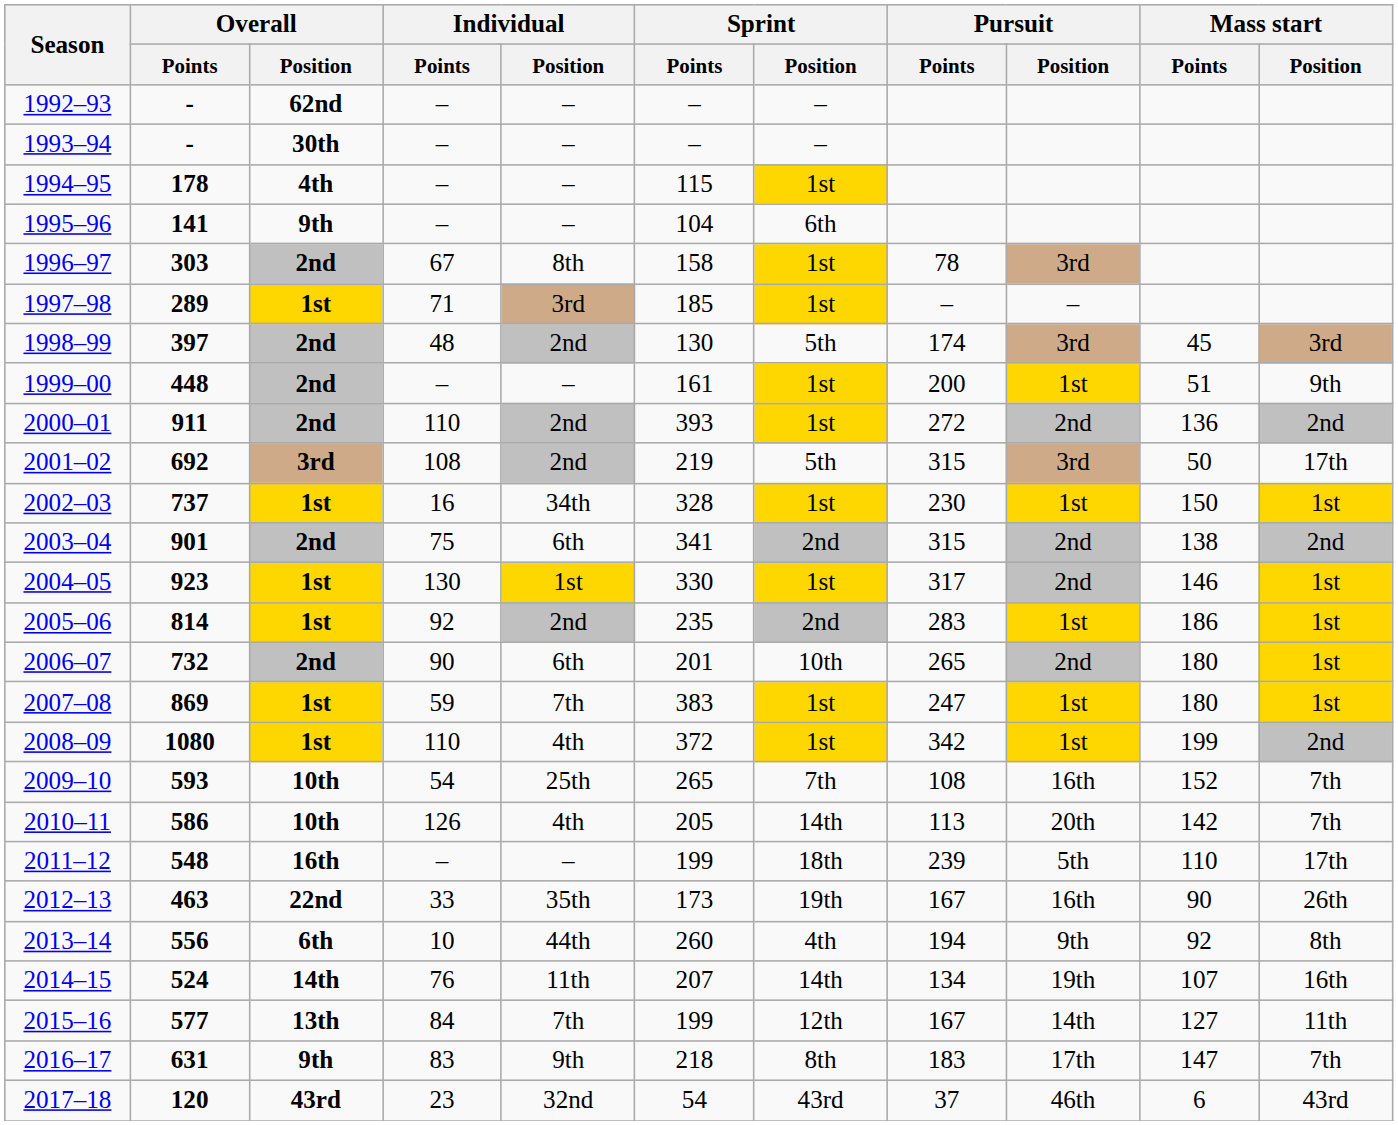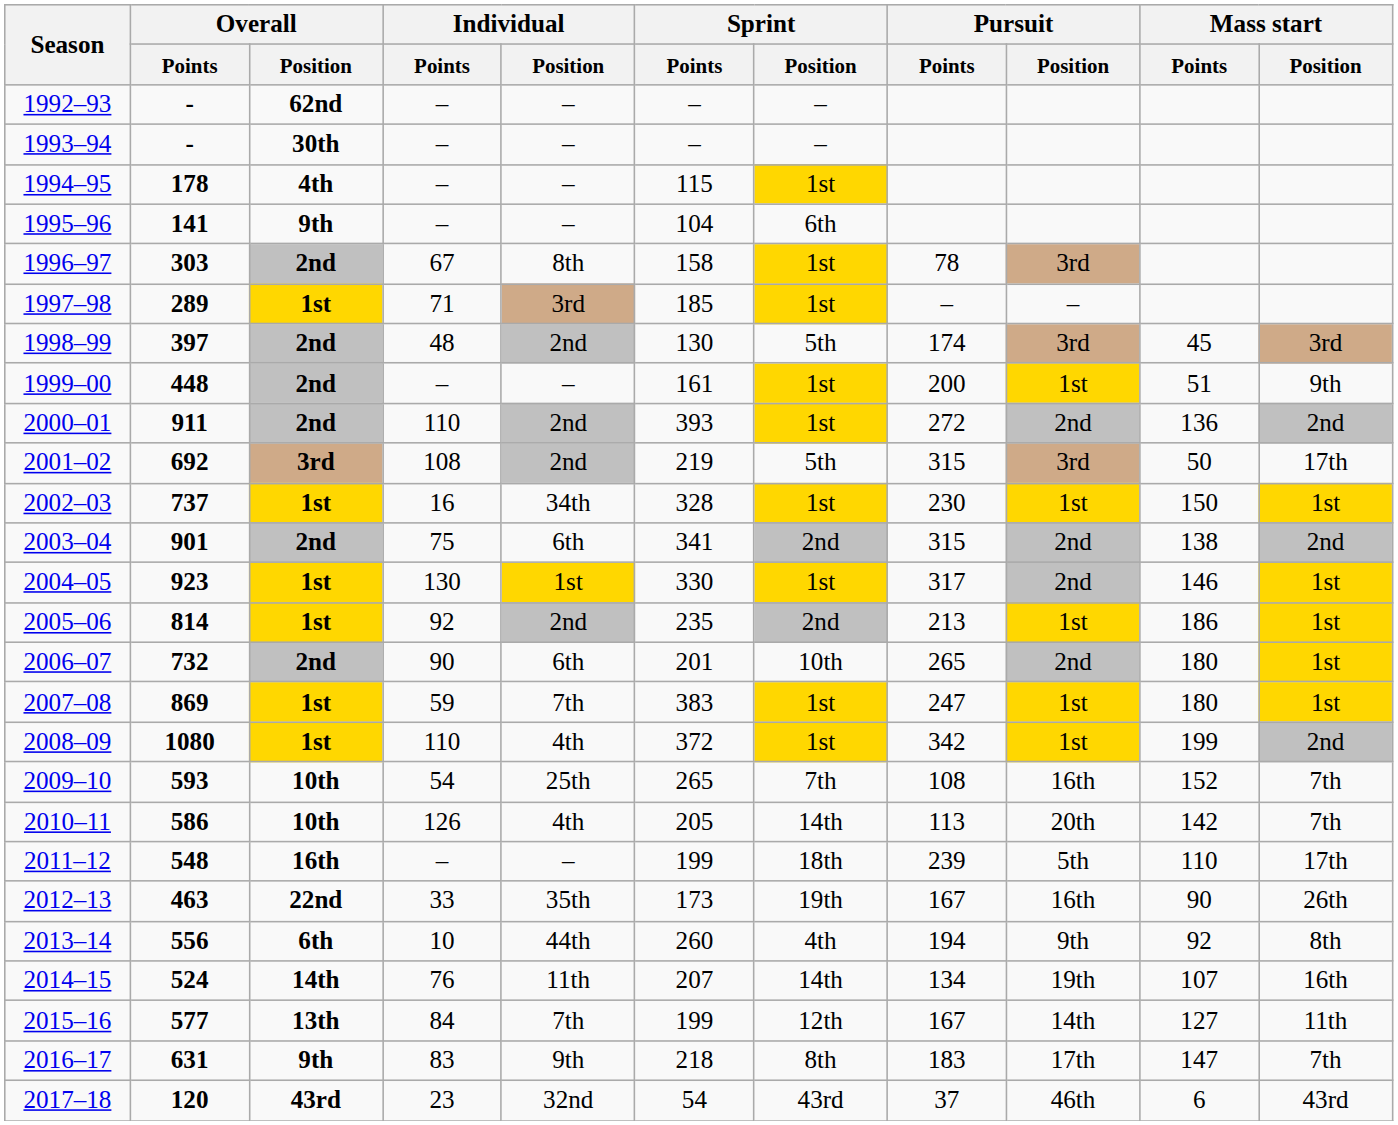(947, 622) 283 -> (947, 622) 213
